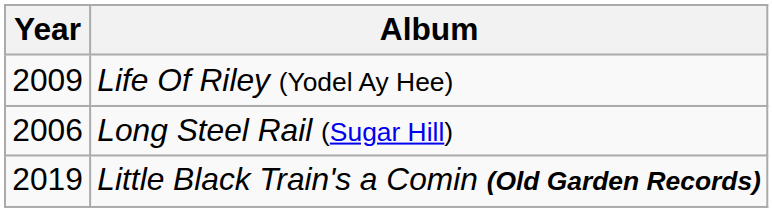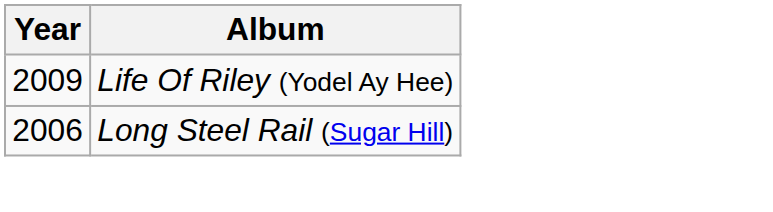- row: (429, 180)
